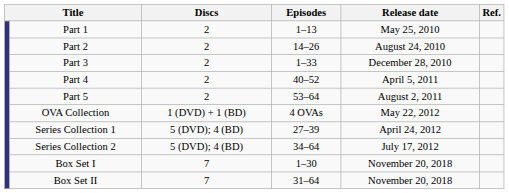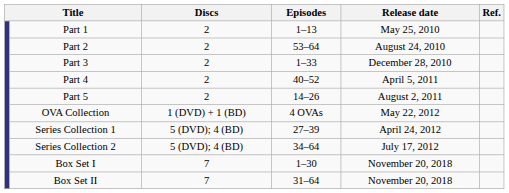(306, 46) 14–26 -> (306, 46) 53–64
(306, 96) 53–64 -> (306, 96) 14–26
